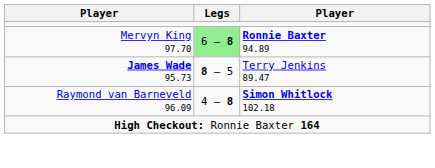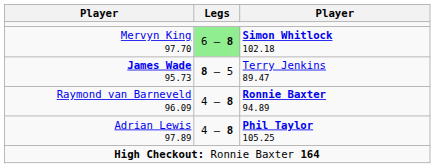(284, 42) Ronnie Baxter 94.89 -> (288, 42) Simon Whitlock 102.18
(288, 101) Simon Whitlock 102.18 -> (284, 101) Ronnie Baxter 94.89
+ row: (153, 131)
